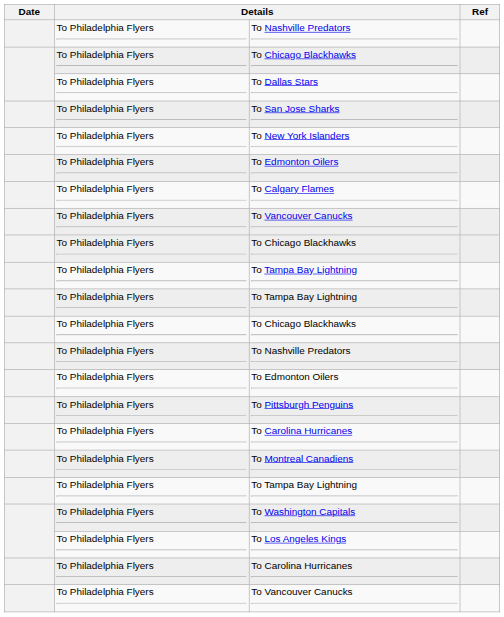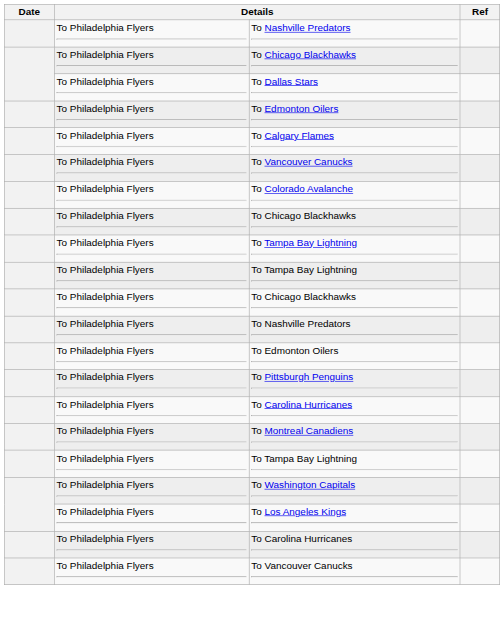- row: (29, 114)
- row: (29, 141)
+ row: (29, 195)
